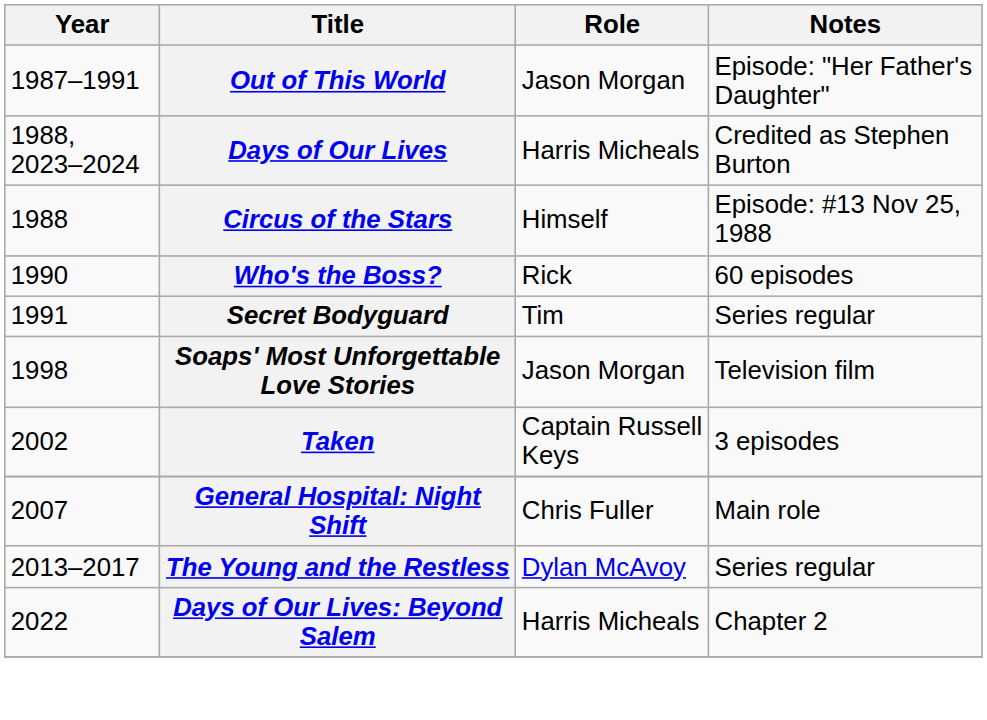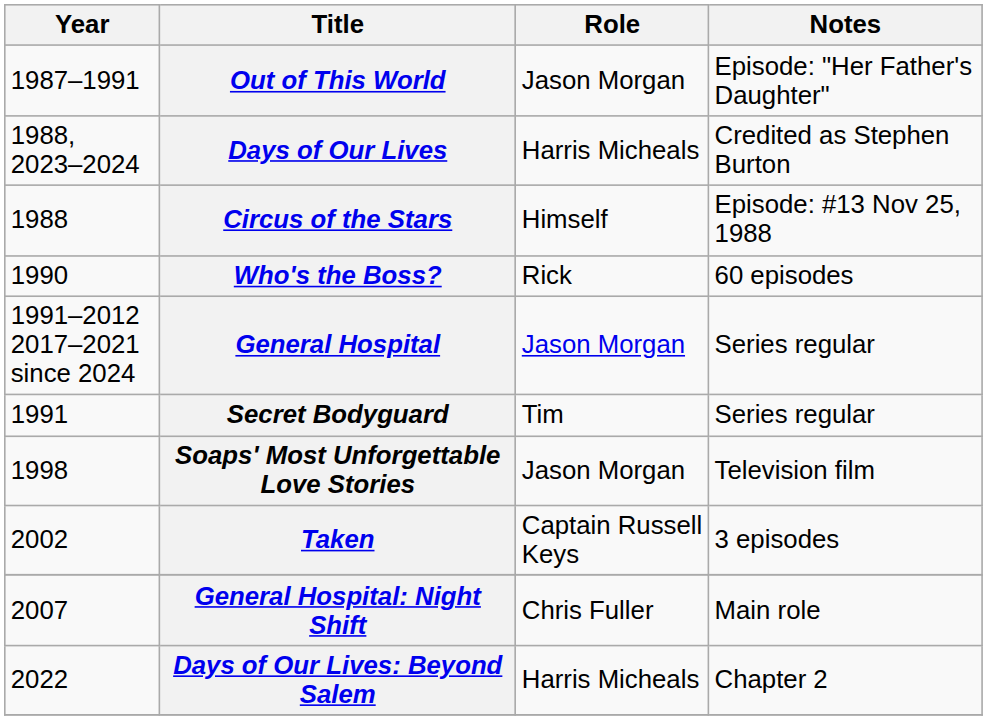+ row: (338, 345)
- row: (338, 566)
